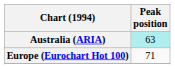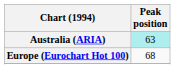(150, 55) 71 -> (150, 55) 68
